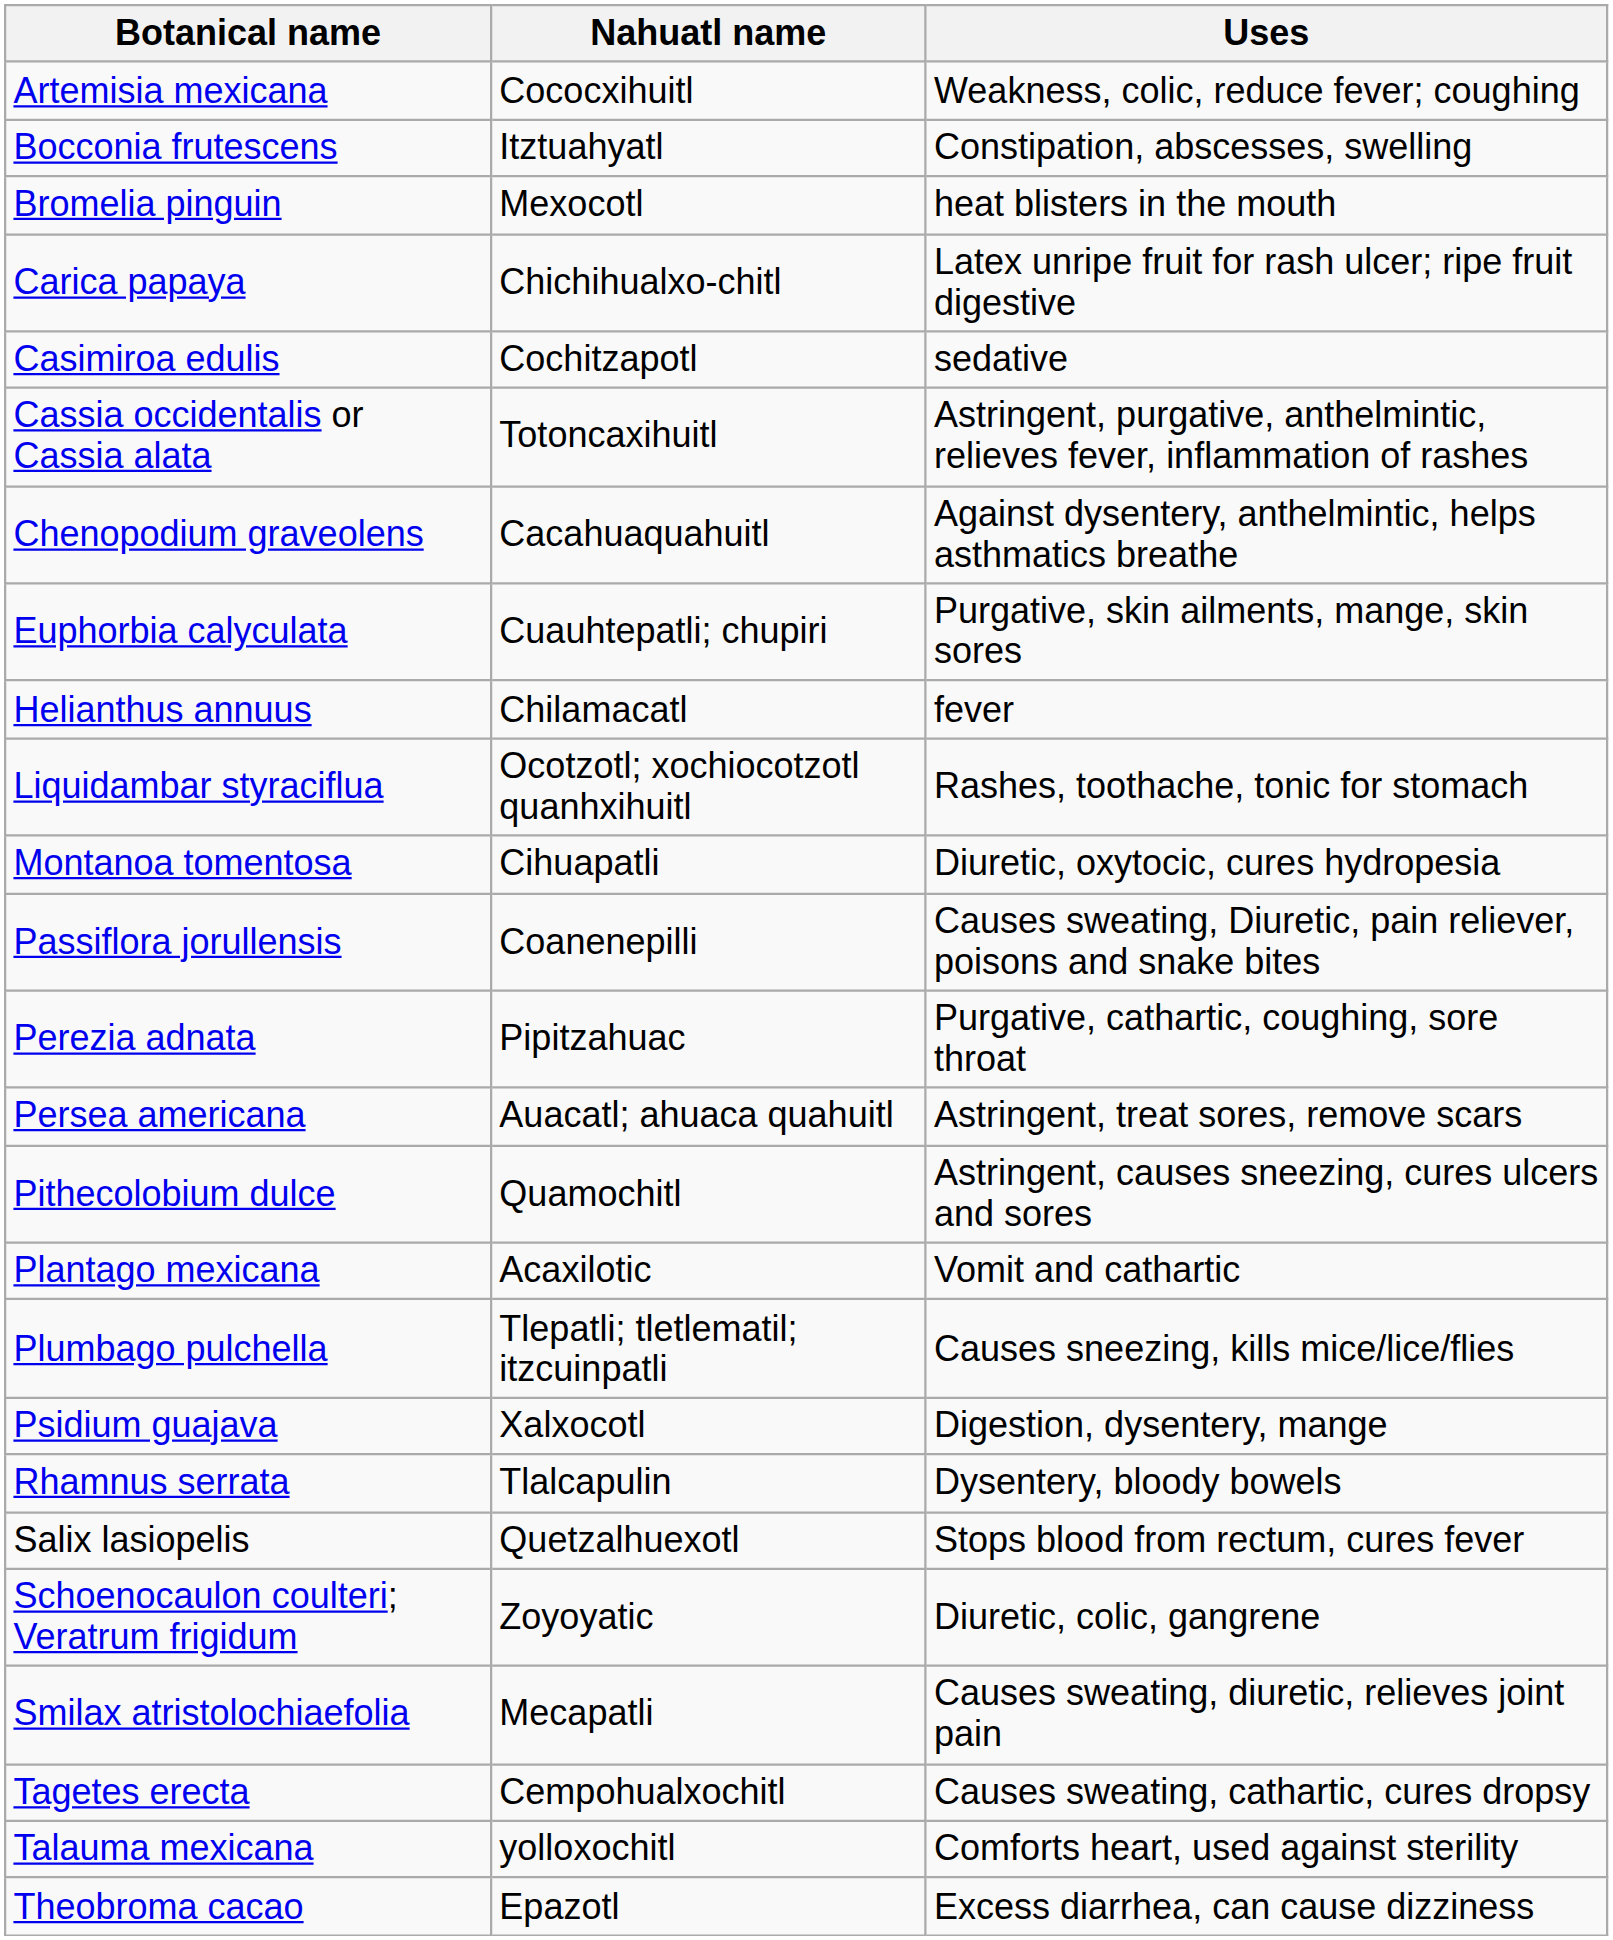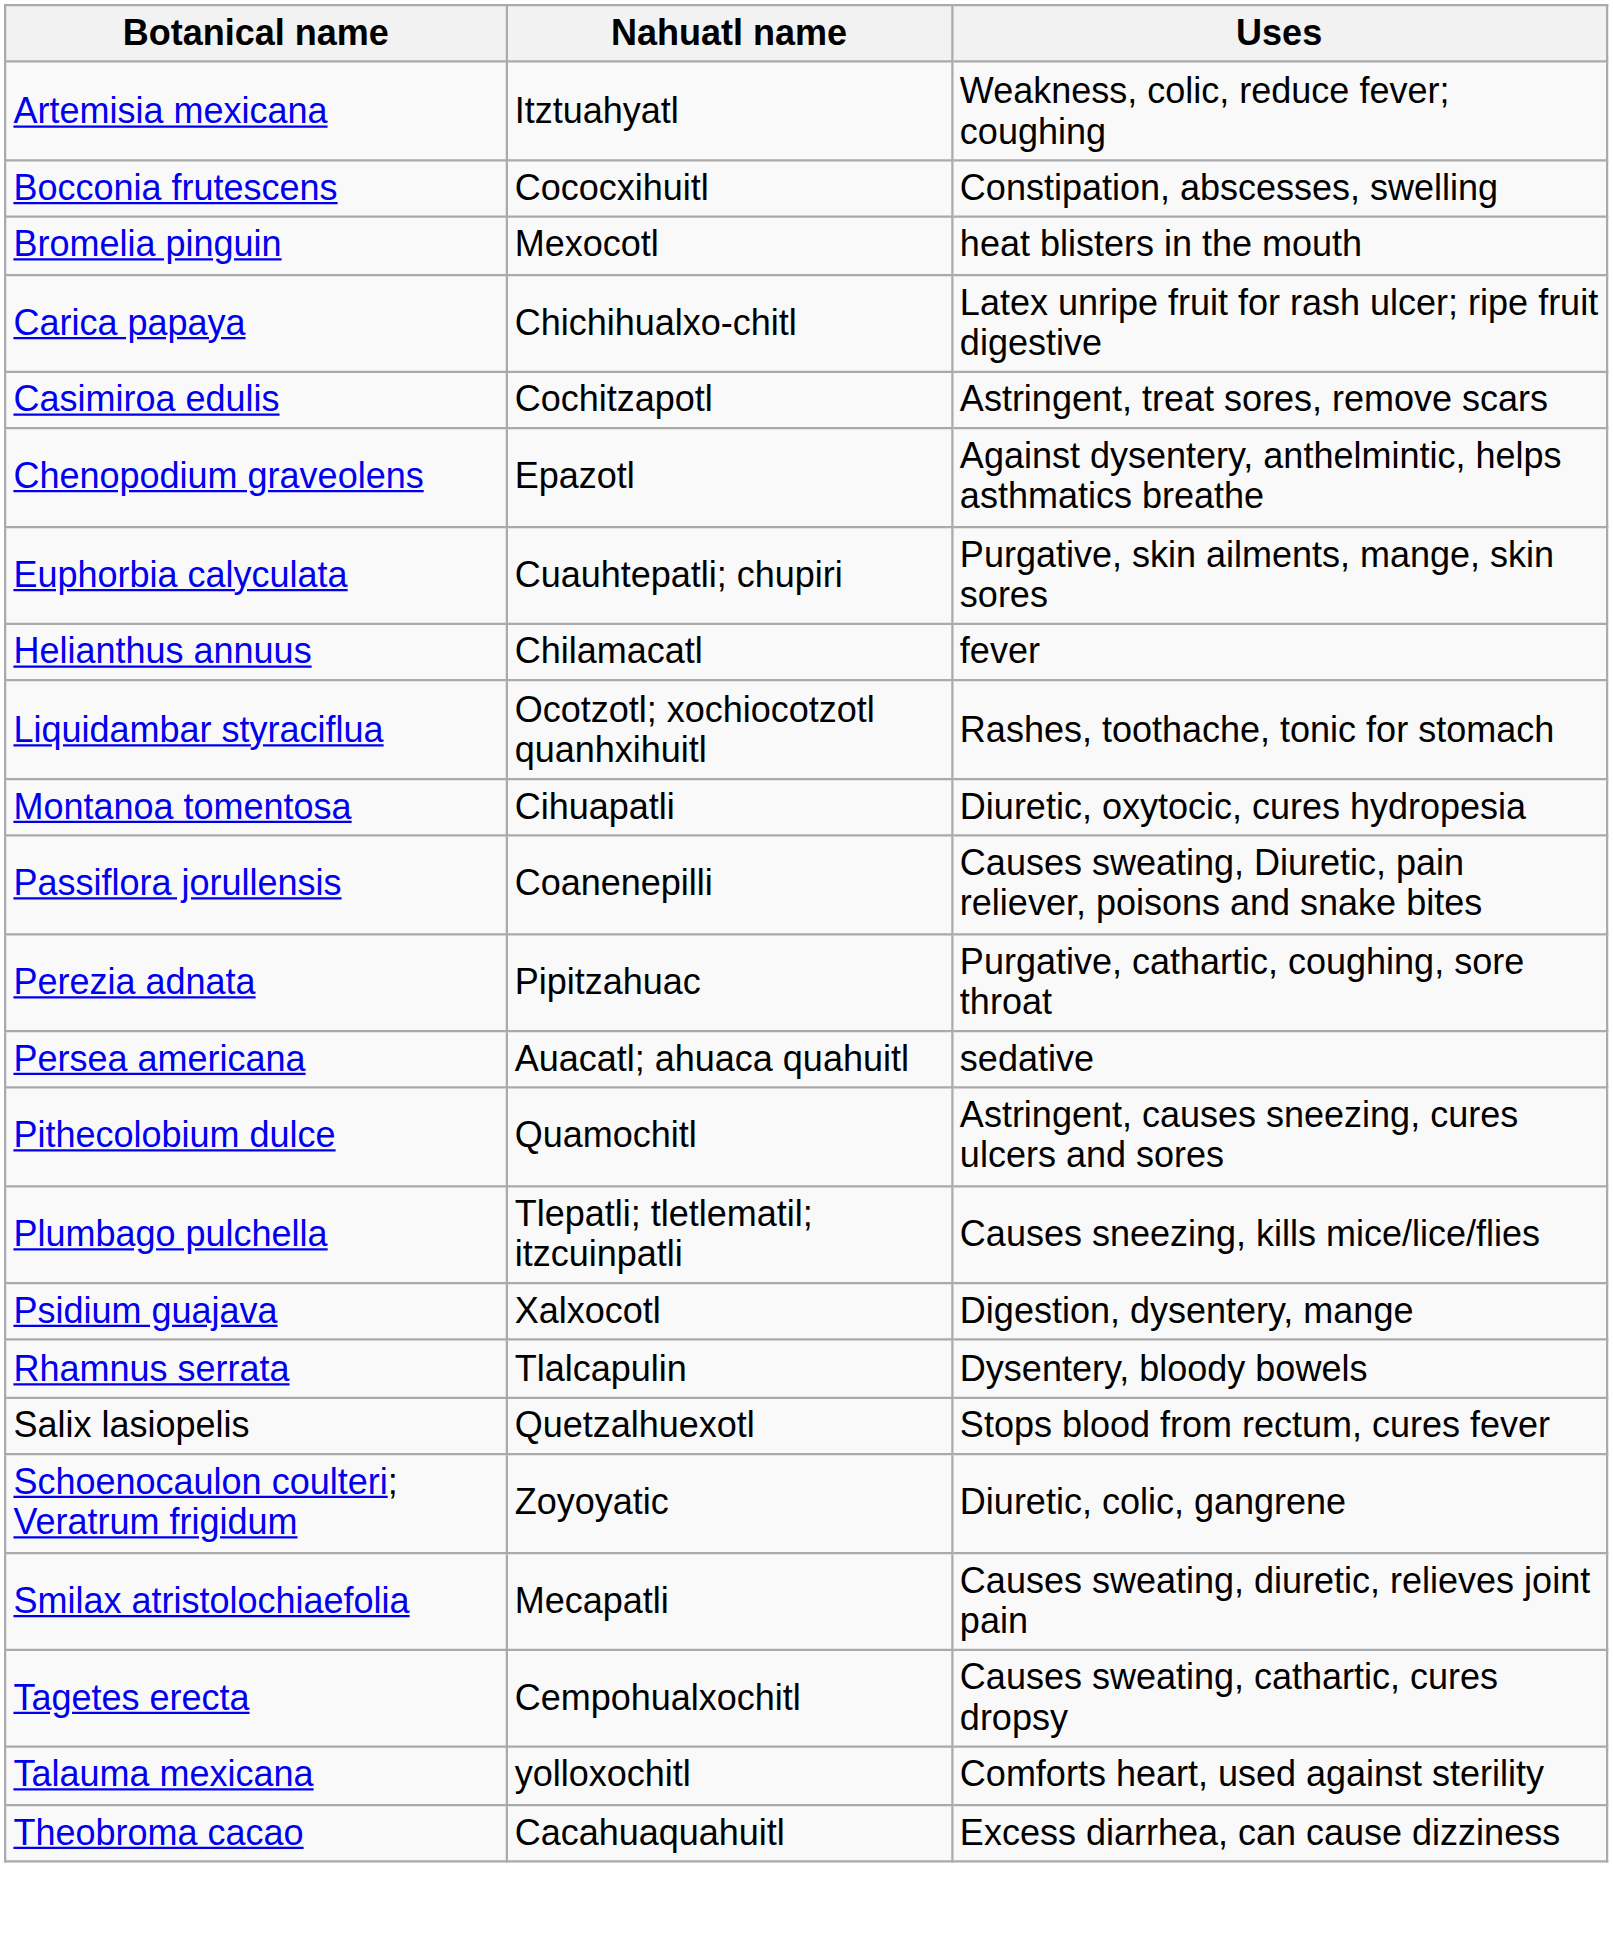(596, 90) Cococxihuitl -> (597, 110) Itztuahyatl
(581, 147) Itztuahyatl -> (612, 187) Cococxihuitl
(1001, 359) sedative -> (1254, 399) Astringent, treat sores, remove scars
- row: (188, 436)
(634, 533) Cacahuaquahuitl -> (575, 476) Epazotl
(1228, 1115) Astringent, treat sores, remove scars -> (1027, 1058) sedative
- row: (167, 1270)
(559, 1905) Epazotl -> (650, 1832) Cacahuaquahuitl
